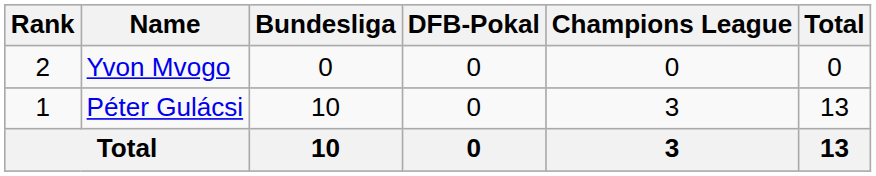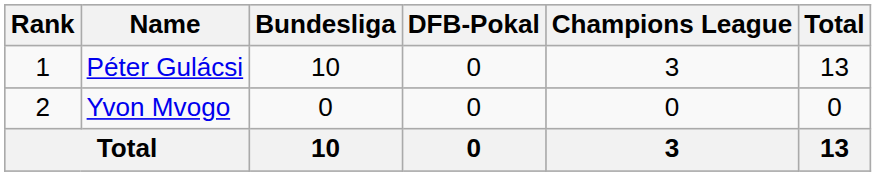rows swapped: (165, 107) <-> (158, 66)
